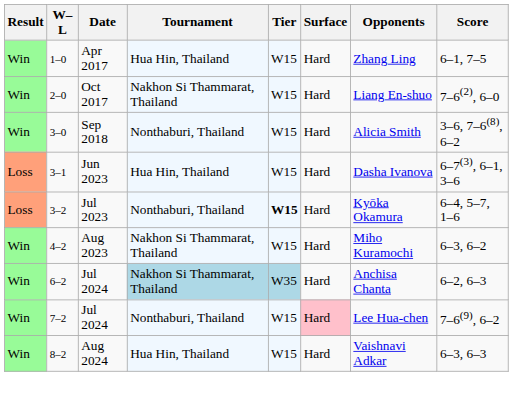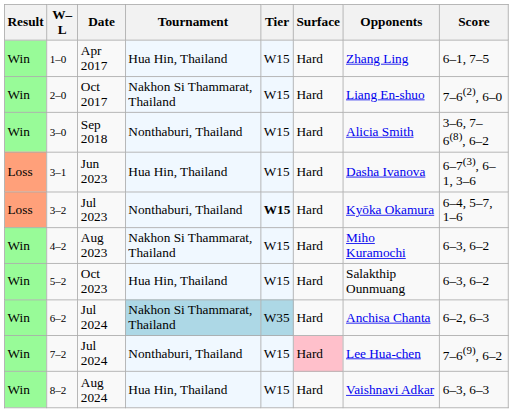+ row: (58, 282)
